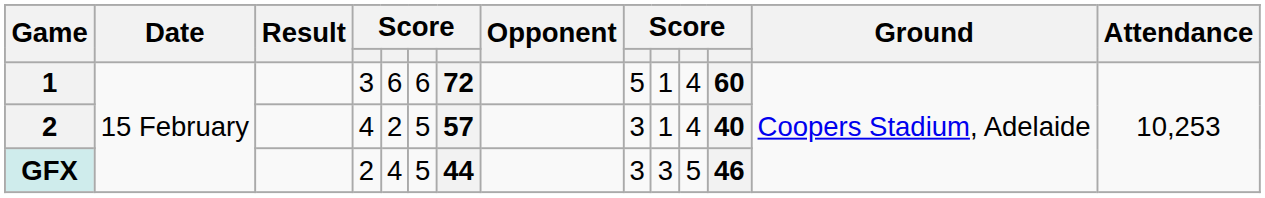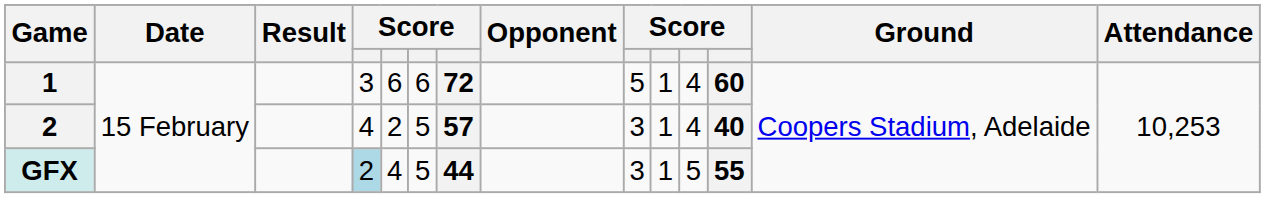(366, 170) no background -> (366, 170) lightblue background
(665, 170) 3 -> (665, 170) 1
(729, 170) 46 -> (729, 170) 55
